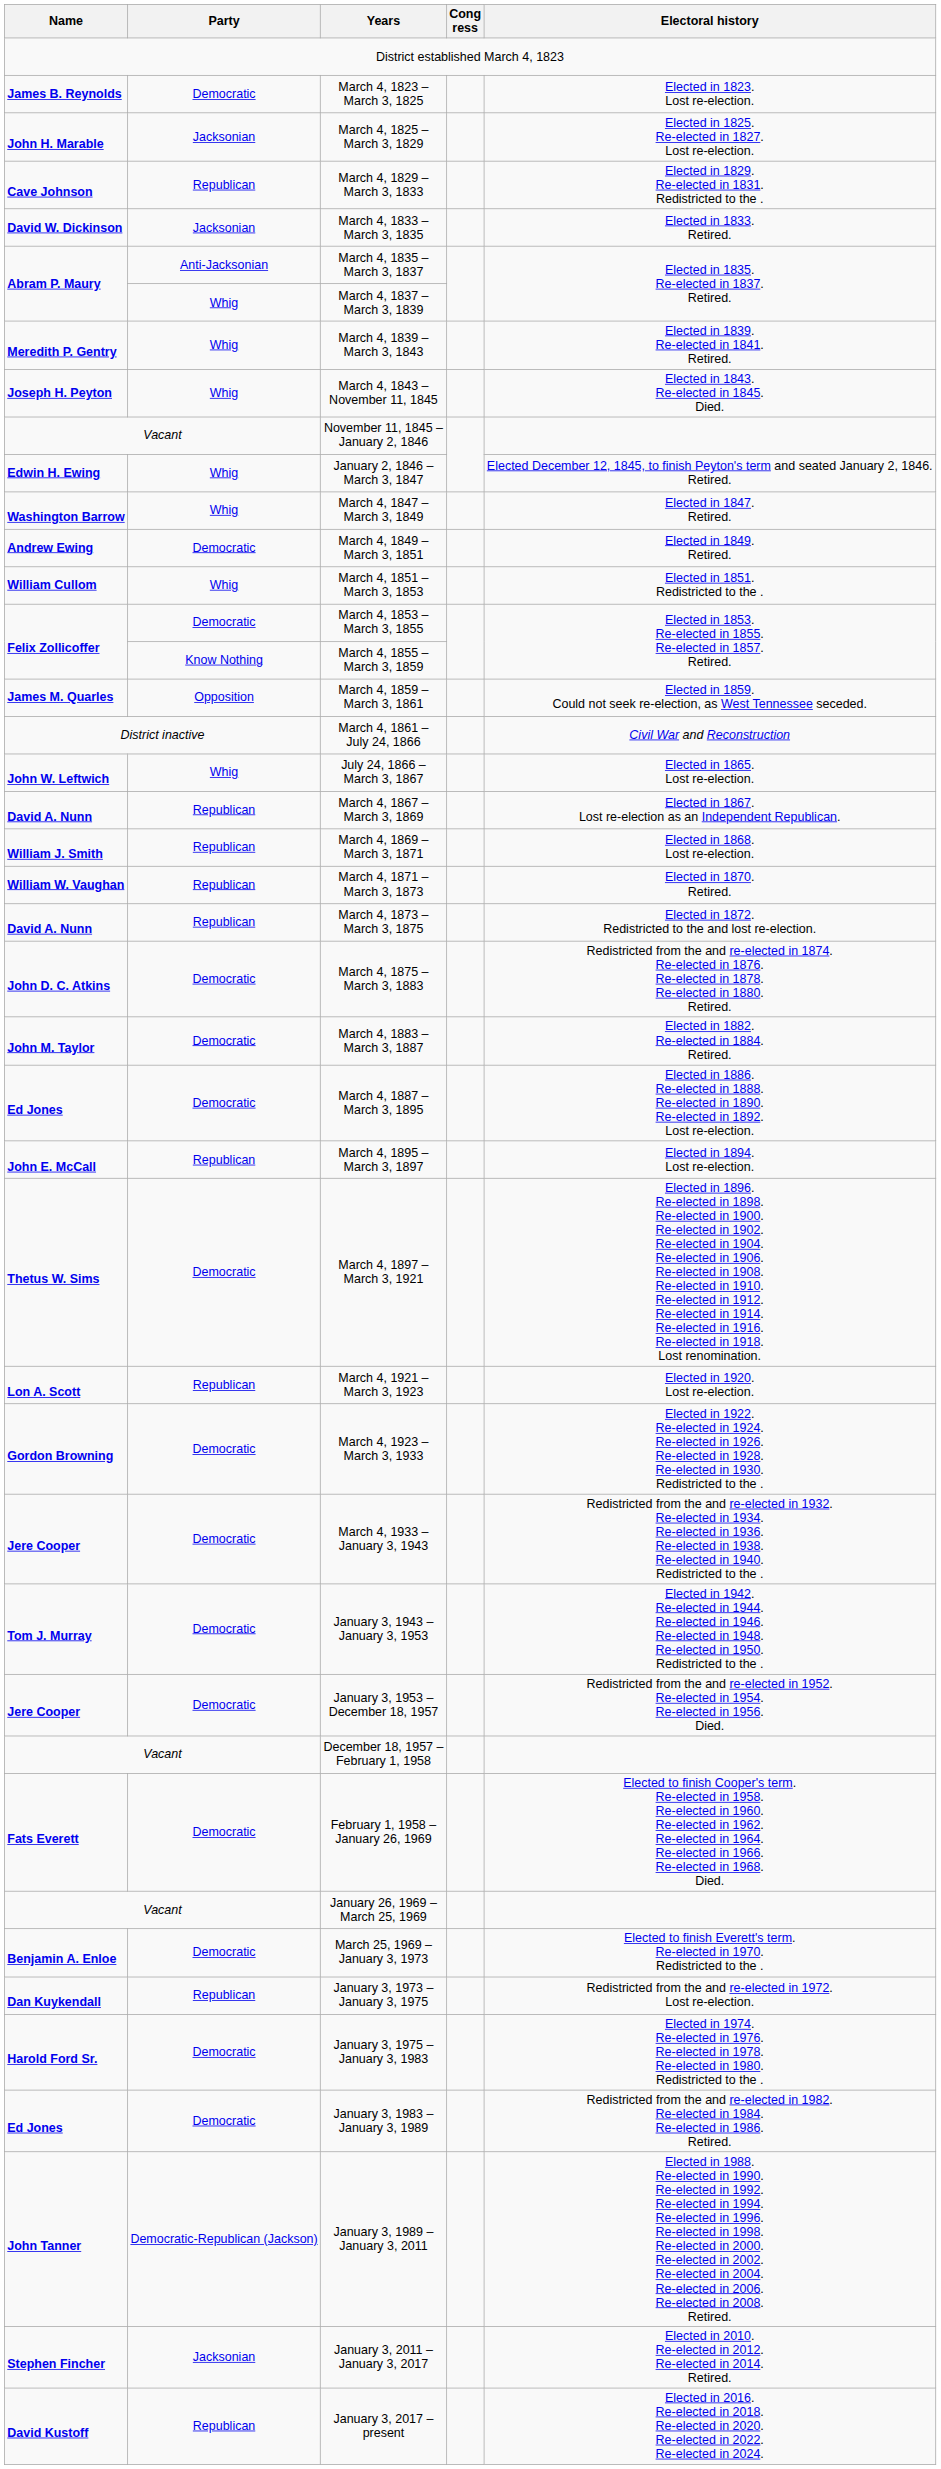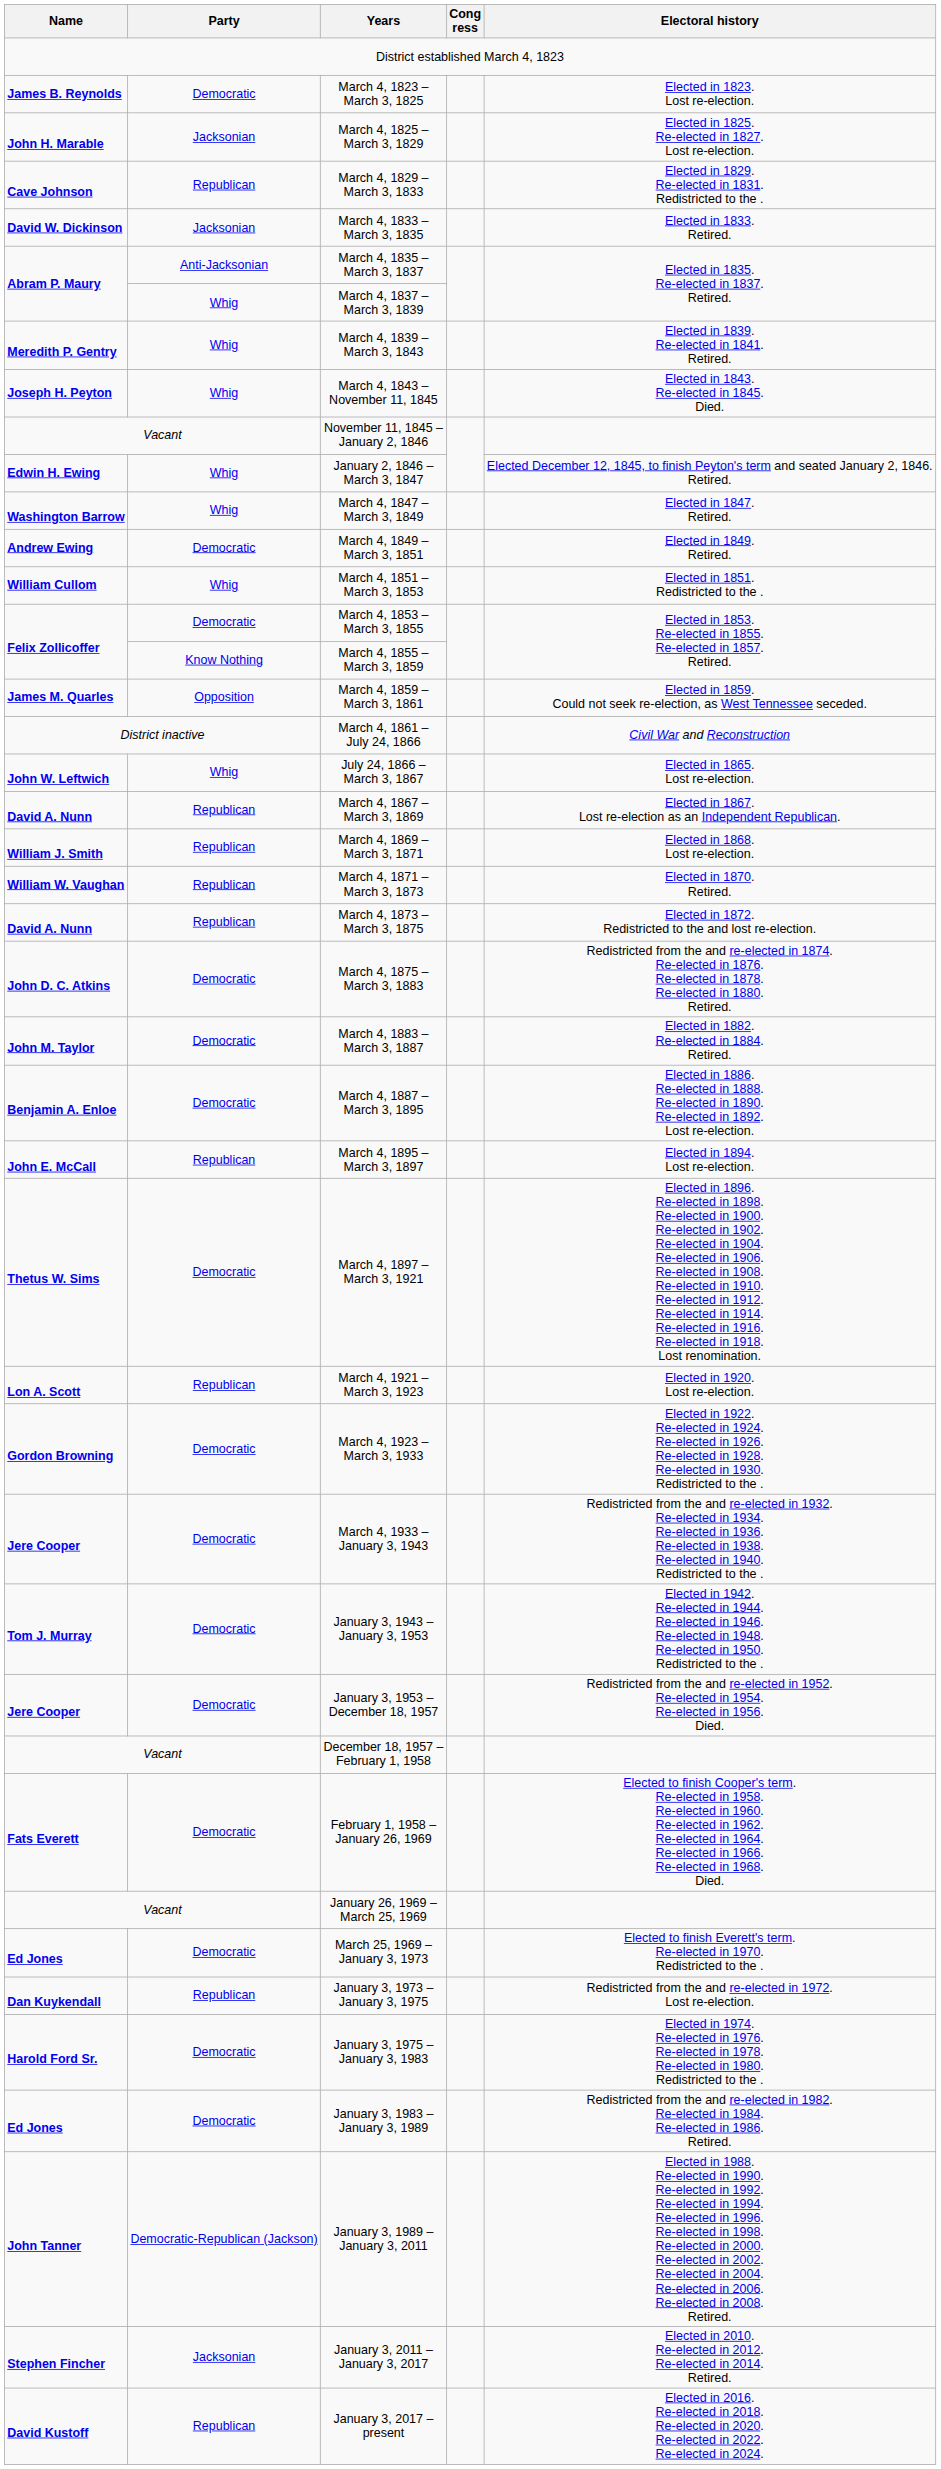(35, 1110) Ed Jones -> (62, 1110) Benjamin A. Enloe
(62, 1959) Benjamin A. Enloe -> (35, 1959) Ed Jones
